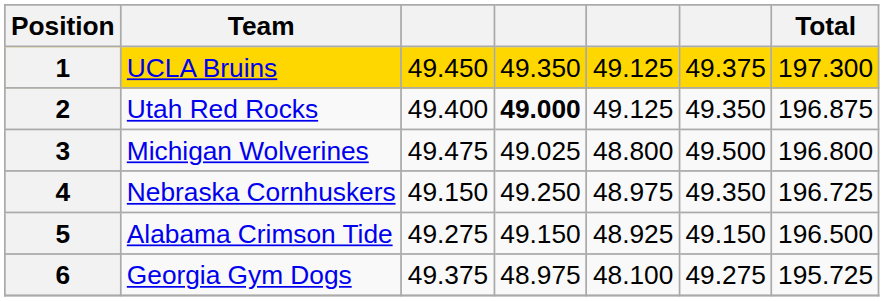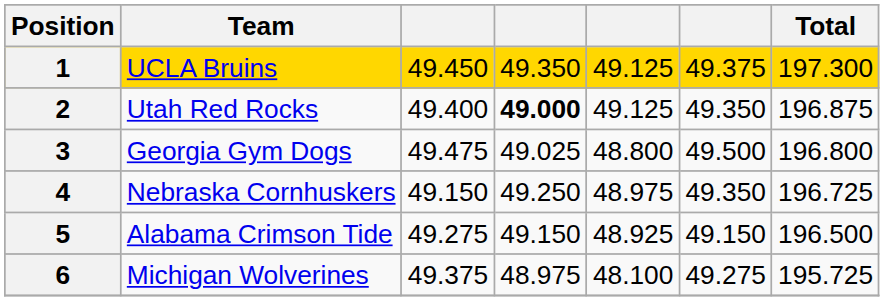(248, 151) Michigan Wolverines -> (239, 151) Georgia Gym Dogs
(239, 276) Georgia Gym Dogs -> (248, 276) Michigan Wolverines
